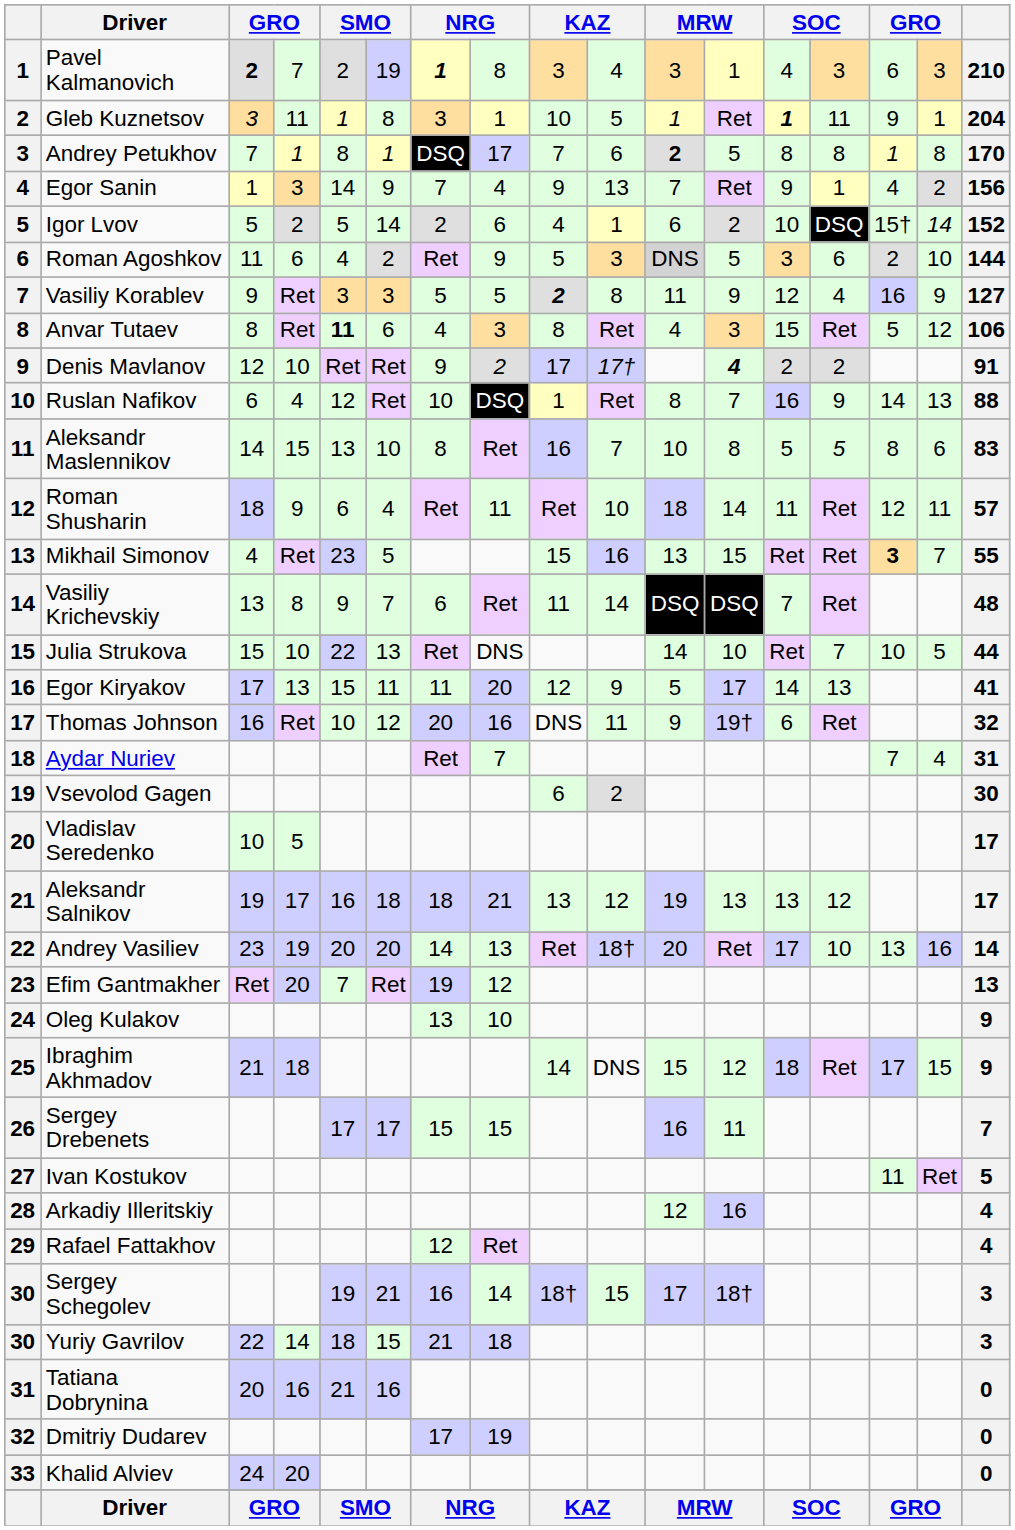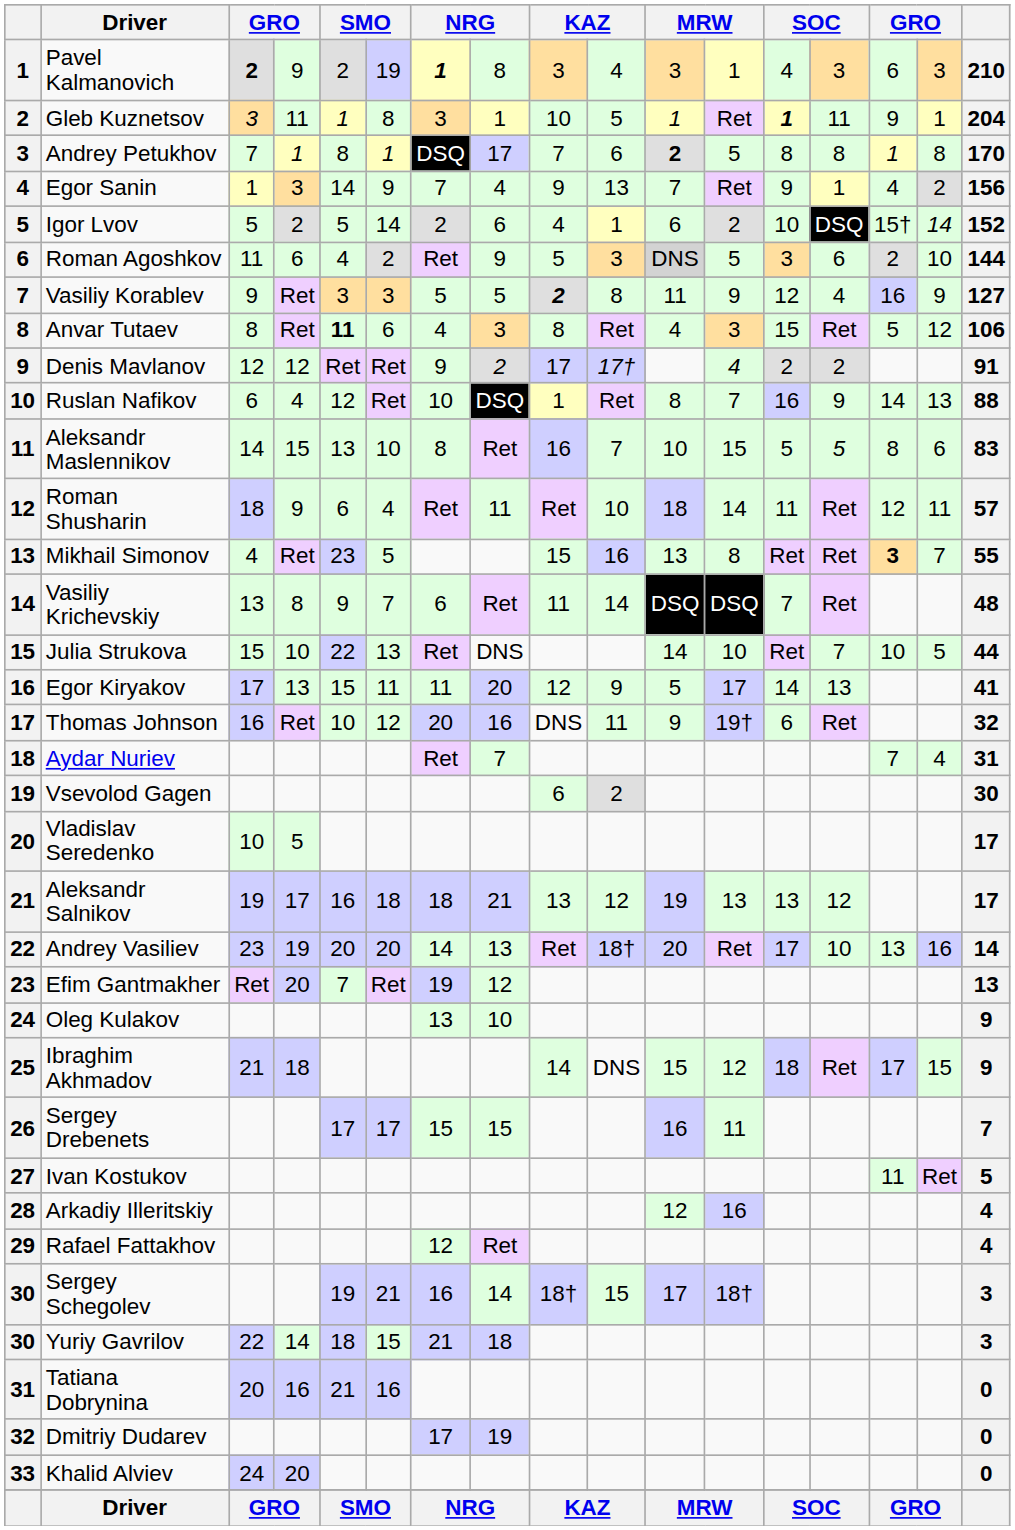(297, 70) 7 -> (297, 70) 9
(297, 365) 10 -> (297, 365) 12
(734, 365) bold -> (734, 365) normal
(734, 448) 8 -> (734, 448) 15
(734, 556) 15 -> (734, 556) 8
